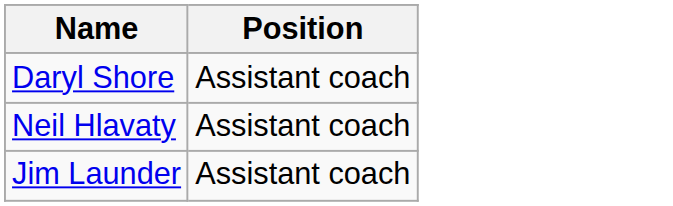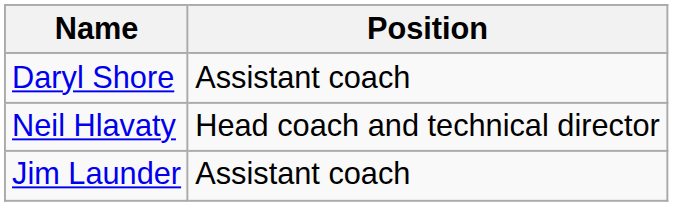(303, 126) Assistant coach -> (427, 126) Head coach and technical director
